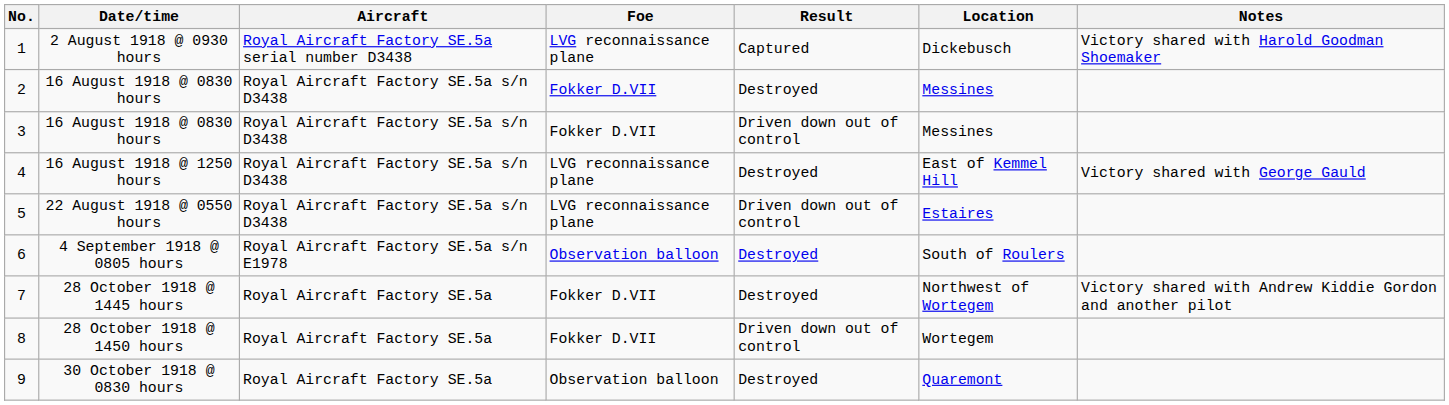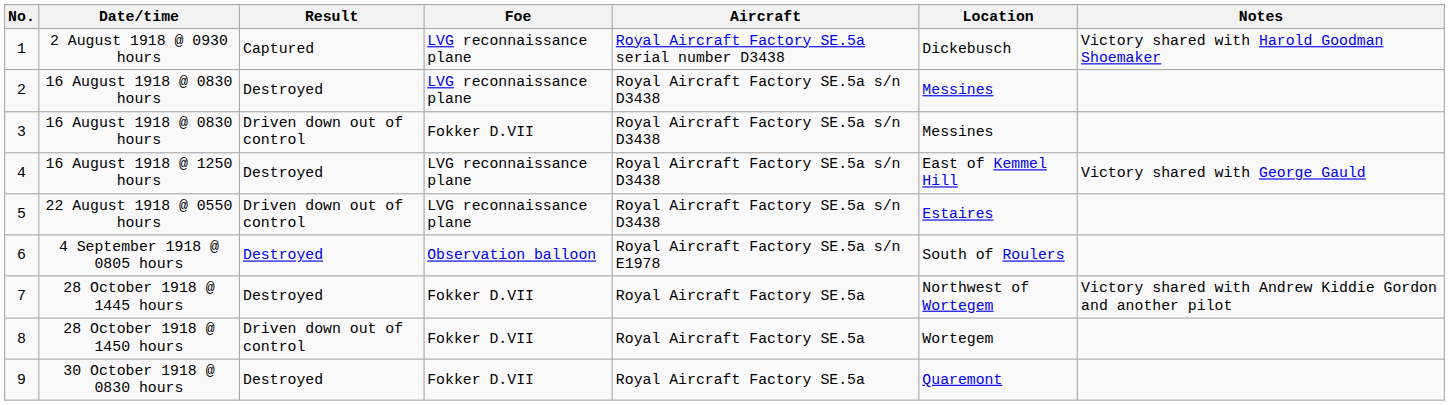columns swapped: (393, 17) <-> (827, 17)
(603, 91) Fokker D.VII -> (507, 91) LVG reconnaissance plane
(634, 379) Observation balloon -> (481, 379) Fokker D.VII
